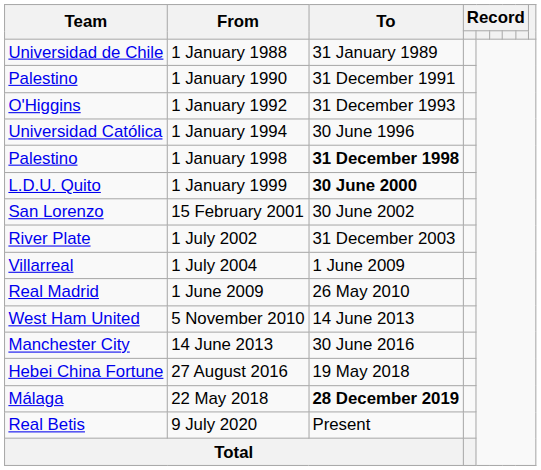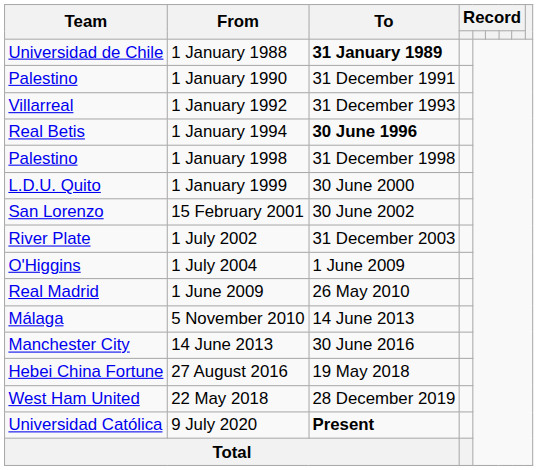(375, 52) normal -> (377, 52) bold
(45, 105) O'Higgins -> (41, 105) Villarreal
(85, 132) Universidad Católica -> (47, 132) Real Betis
(363, 132) normal -> (365, 132) bold
(386, 158) bold -> (384, 158) normal
(365, 185) bold -> (363, 185) normal
(41, 265) Villarreal -> (45, 265) O'Higgins
(74, 318) West Ham United -> (36, 318) Málaga
(36, 398) Málaga -> (74, 398) West Ham United
(386, 398) bold -> (384, 398) normal
(47, 425) Real Betis -> (85, 425) Universidad Católica
(341, 425) normal -> (343, 425) bold
